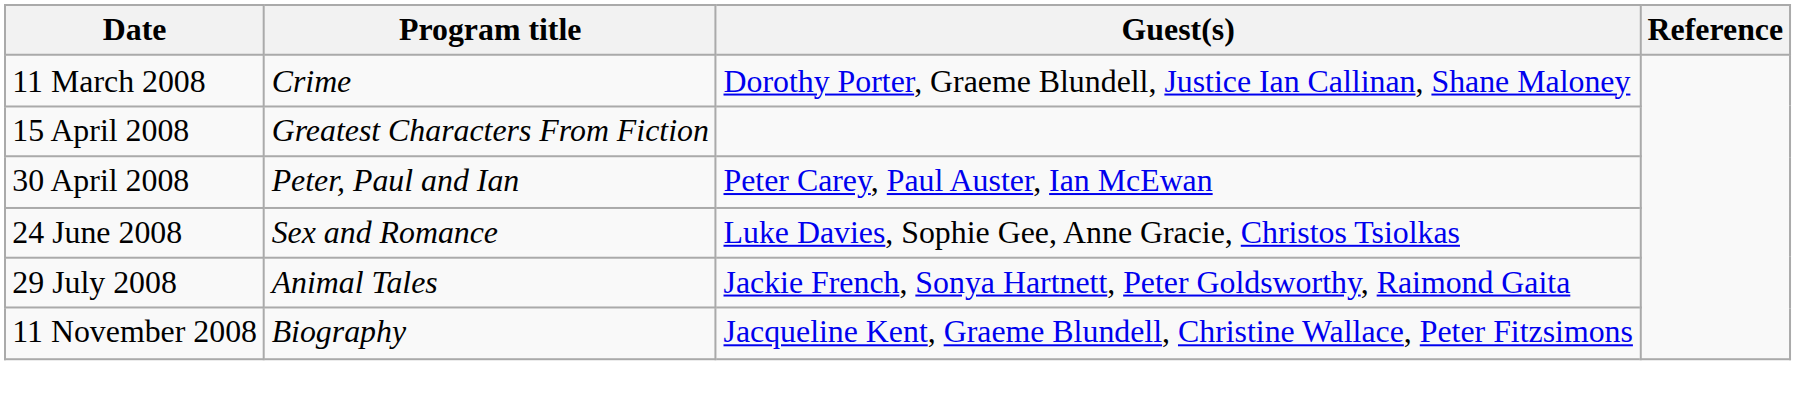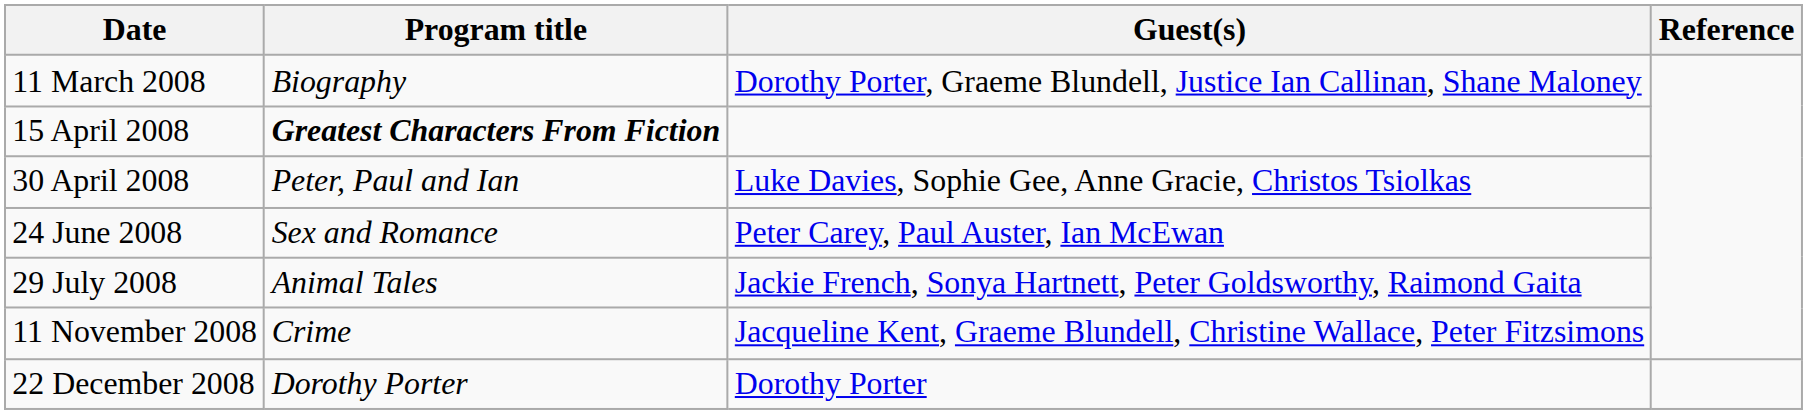(311, 80) Crime -> (339, 80) Biography
(490, 130) normal -> (496, 130) bold
(968, 181) Peter Carey, Paul Auster, Ian McEwan -> (1103, 181) Luke Davies, Sophie Gee, Anne Gracie, Christos Tsiolkas
(1092, 231) Luke Davies, Sophie Gee, Anne Gracie, Christos Tsiolkas -> (979, 231) Peter Carey, Paul Auster, Ian McEwan
(339, 332) Biography -> (311, 332) Crime
+ row: (133, 383)
